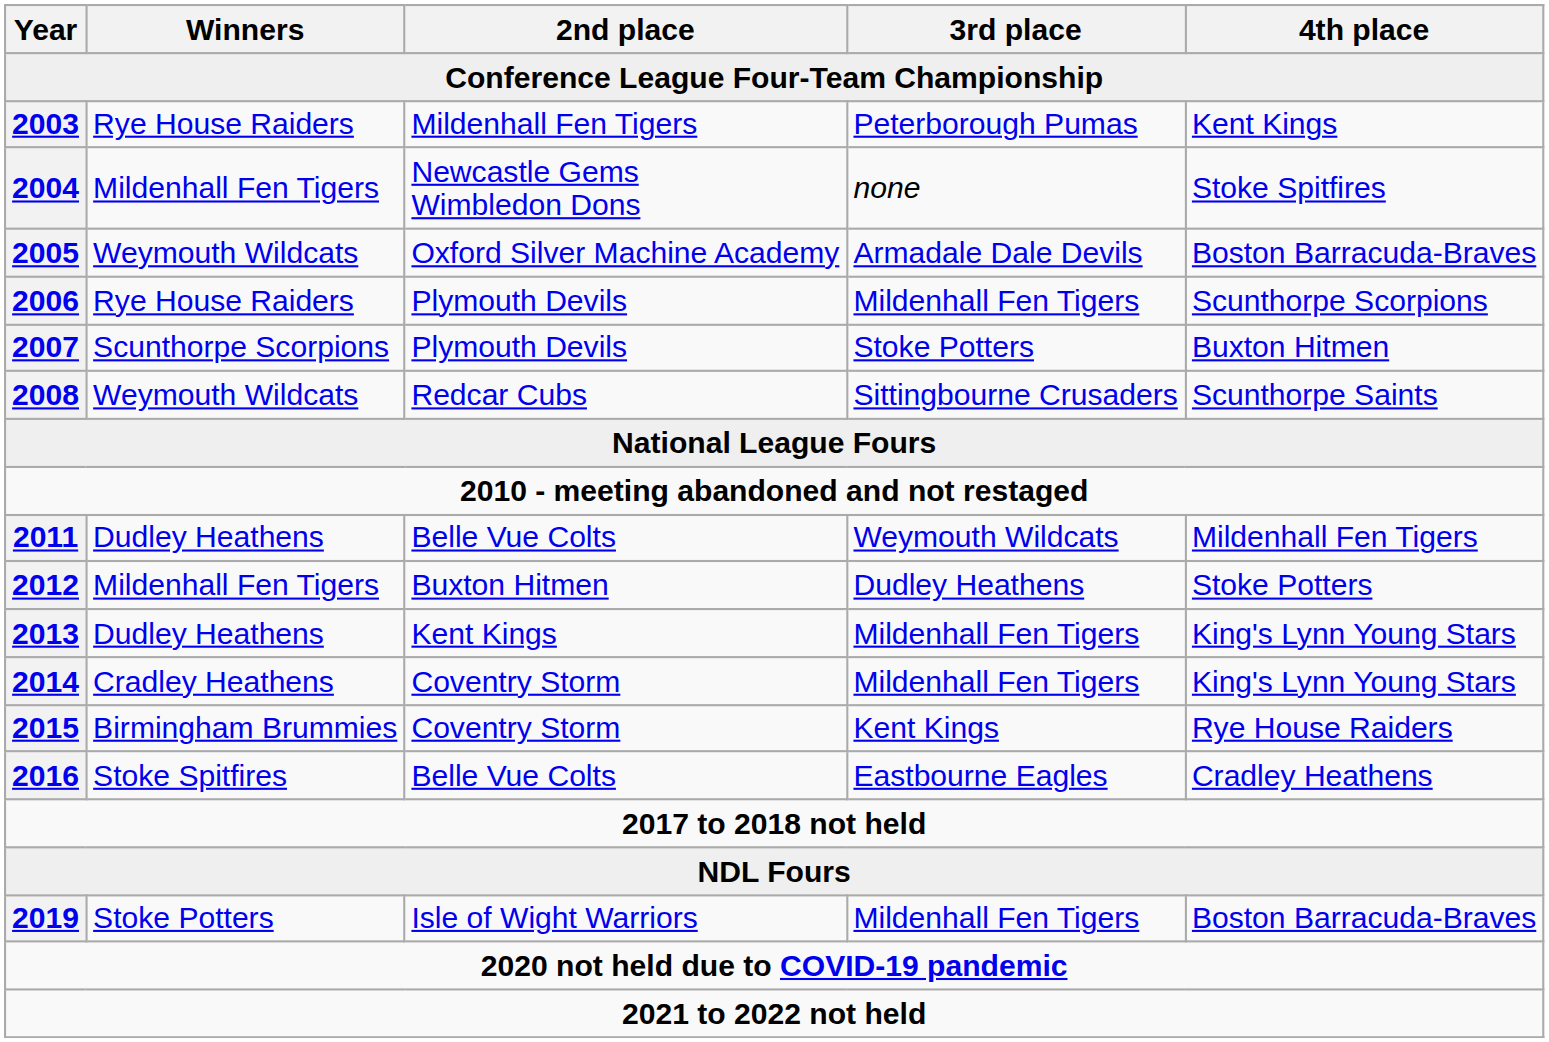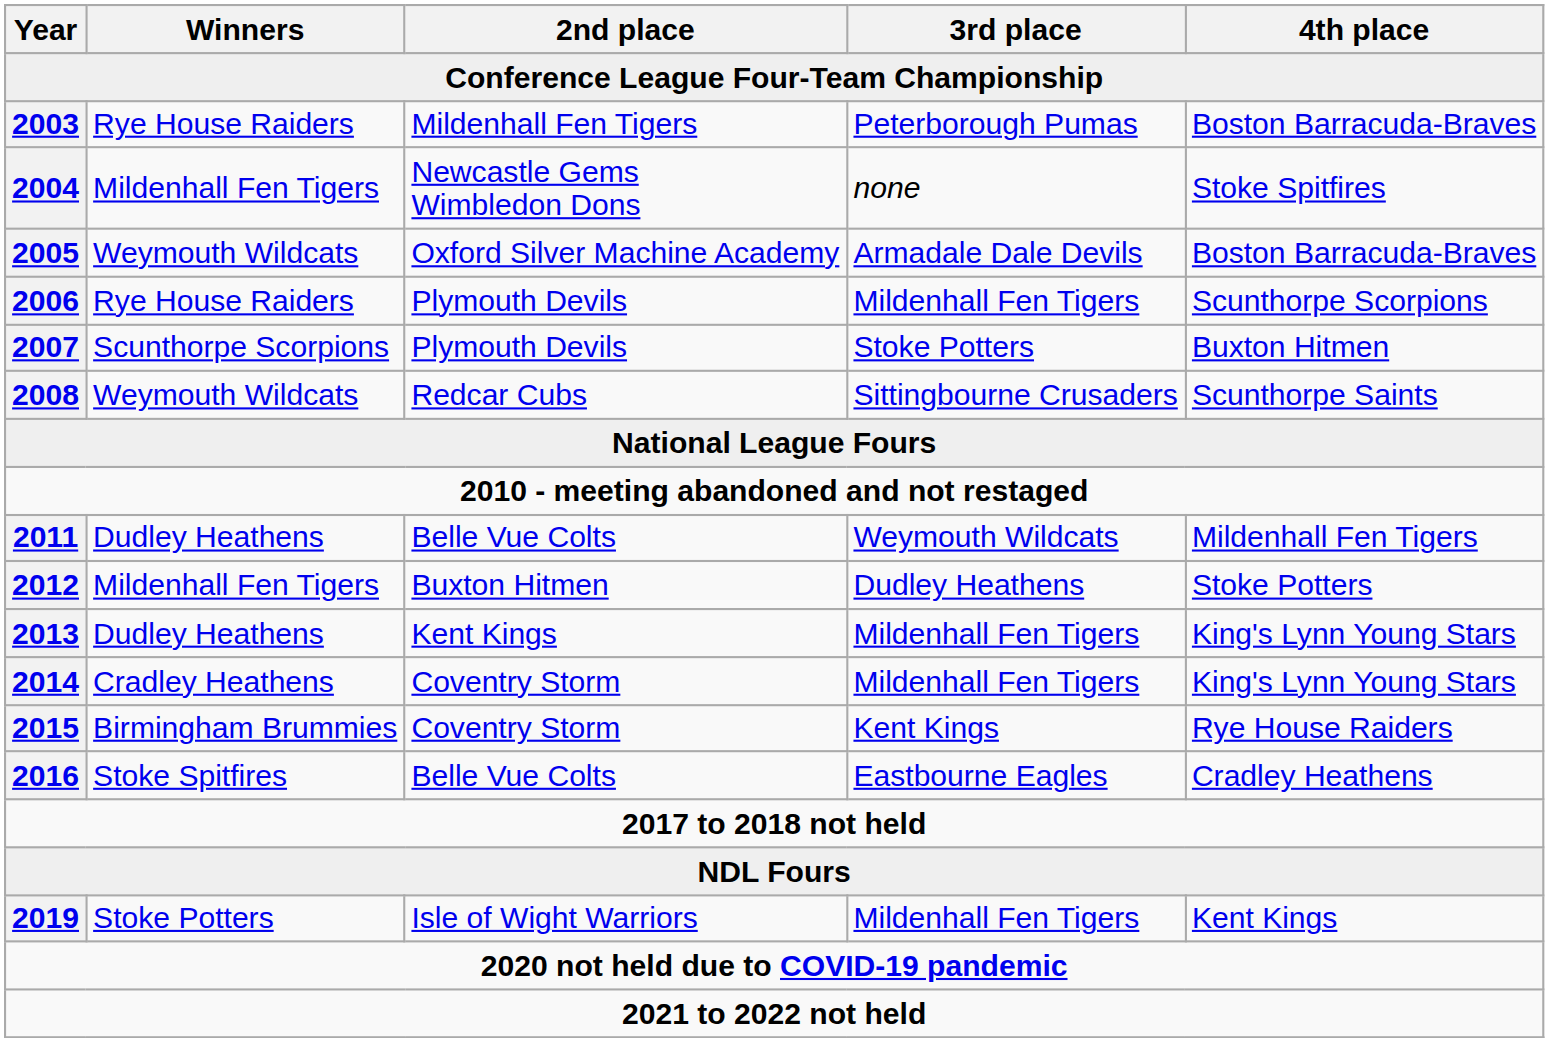(1265, 124) Kent Kings -> (1364, 124) Boston Barracuda-Braves
(1364, 919) Boston Barracuda-Braves -> (1265, 919) Kent Kings
